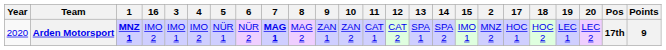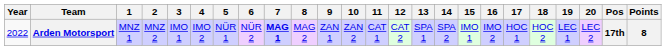columns swapped: (491, 12) <-> (153, 12)
(17, 32) 2020 -> (17, 32) 2022
(129, 32) bold -> (129, 32) normal
(644, 32) 9 -> (644, 32) 8
